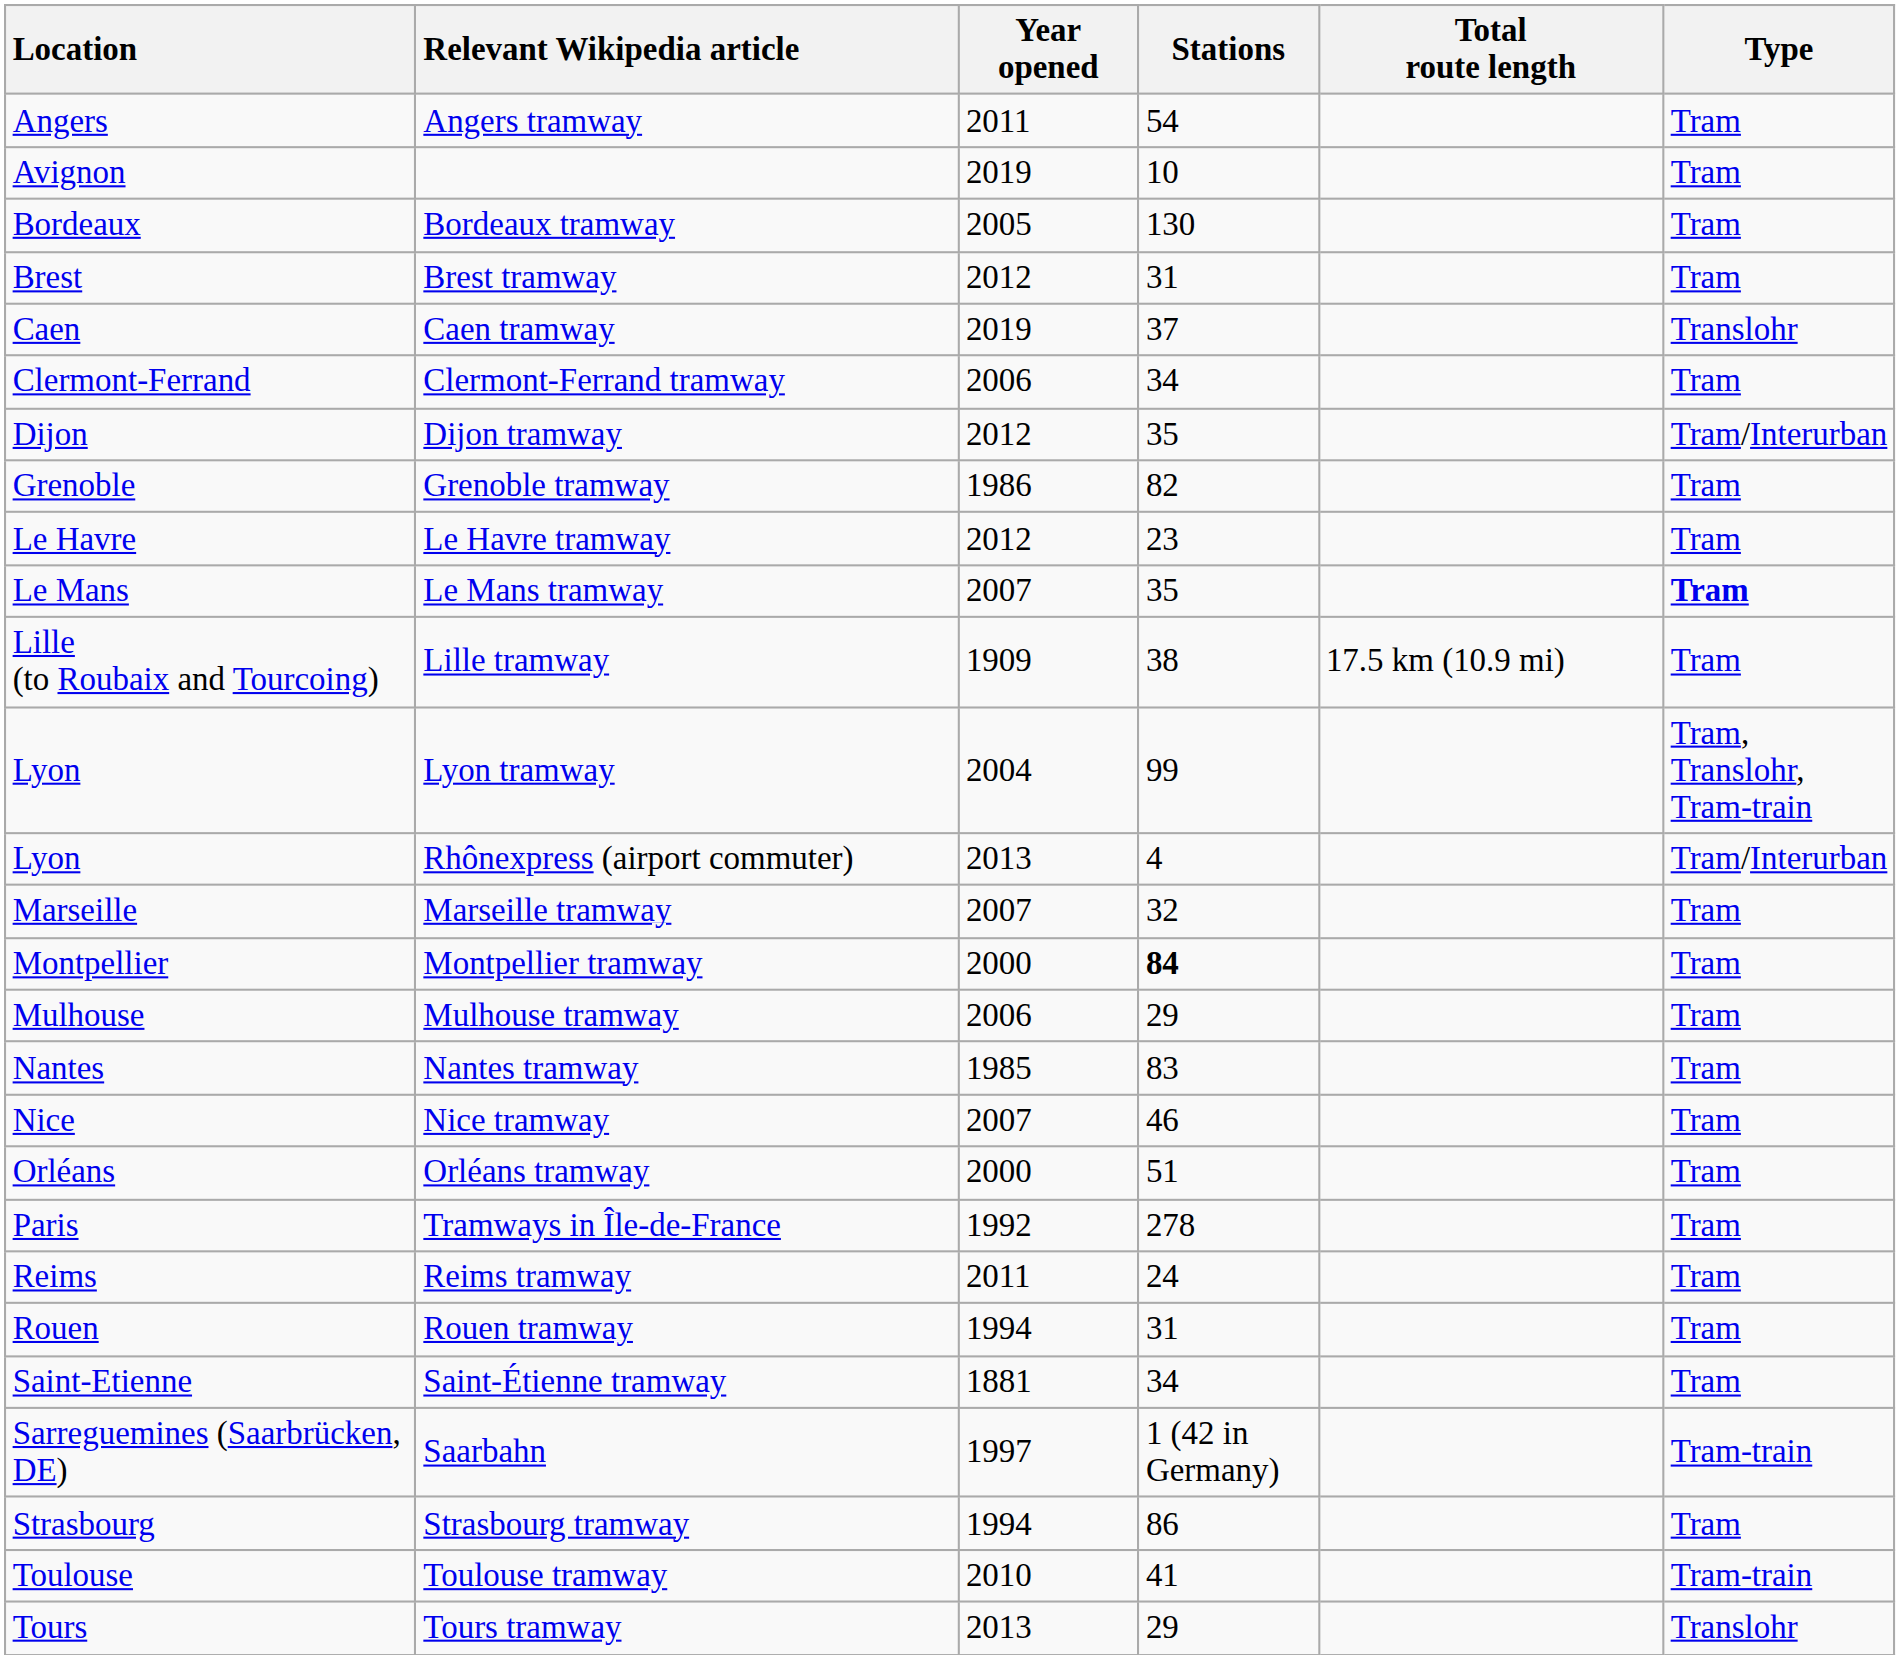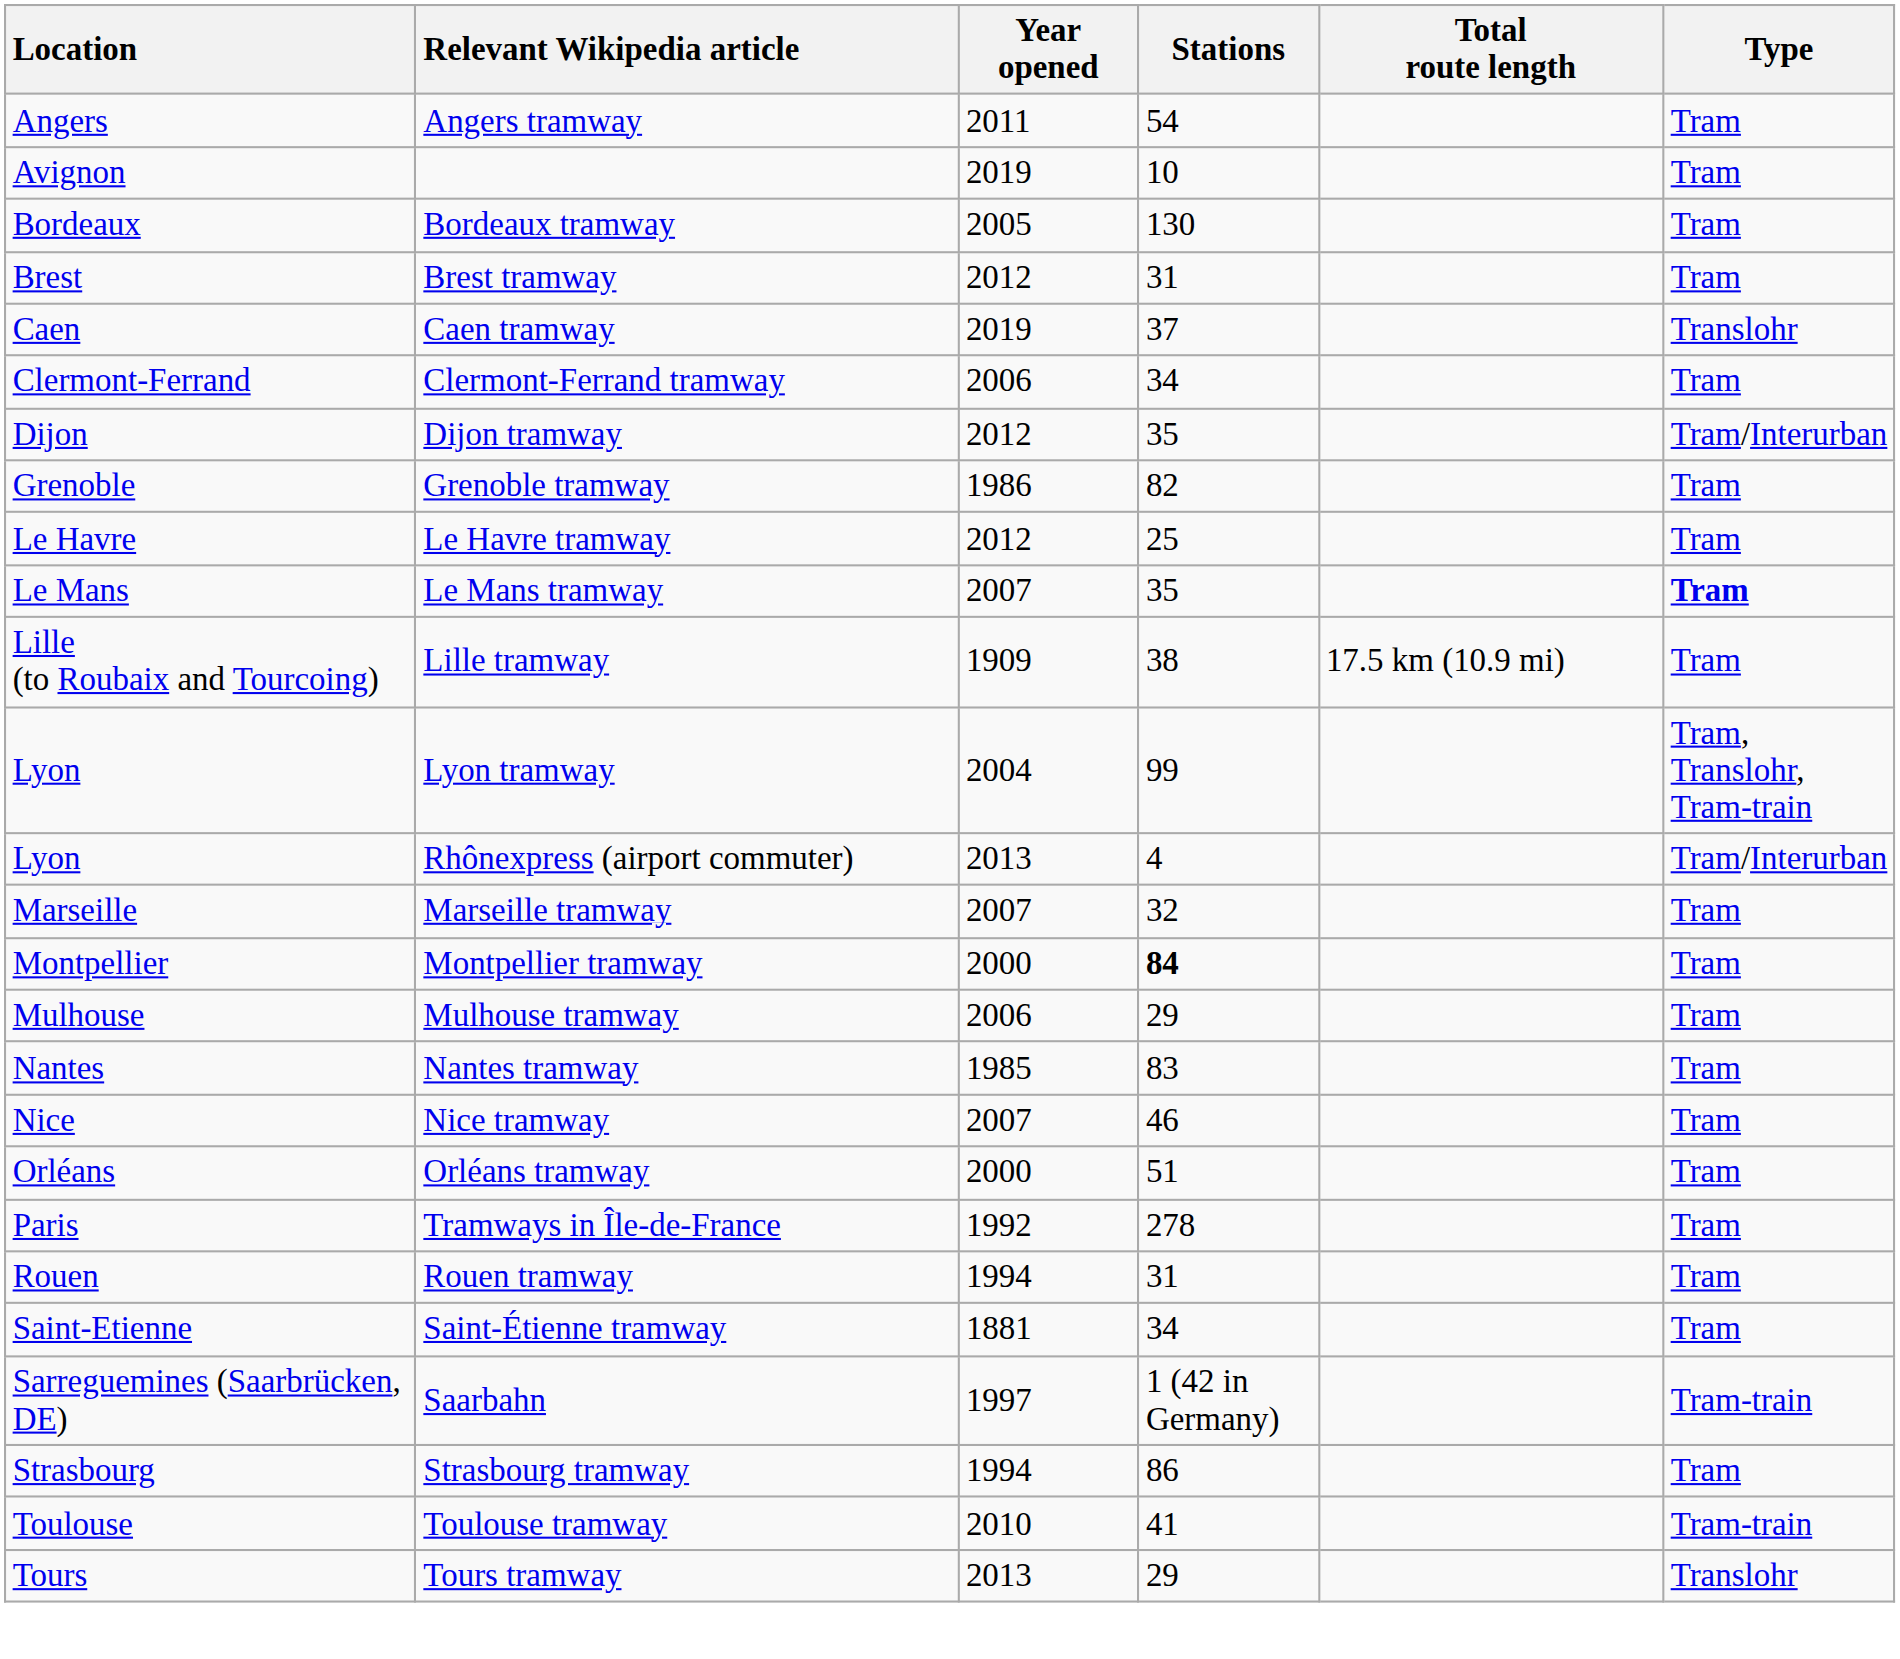(1162, 538) 23 -> (1162, 538) 25
- row: (527, 1276)
